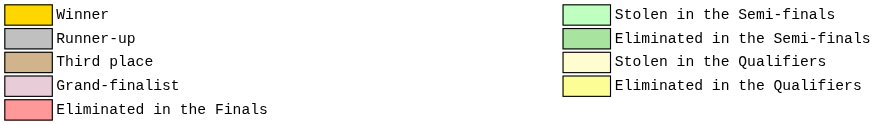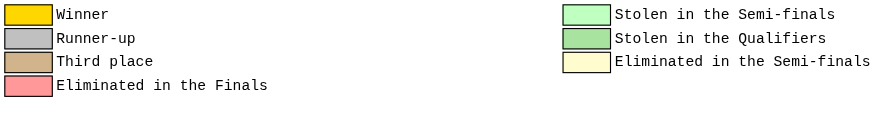(743, 39) Eliminated in the Semi-finals -> (721, 39) Stolen in the Qualifiers
(721, 62) Stolen in the Qualifiers -> (743, 62) Eliminated in the Semi-finals
- row: (118, 86)
